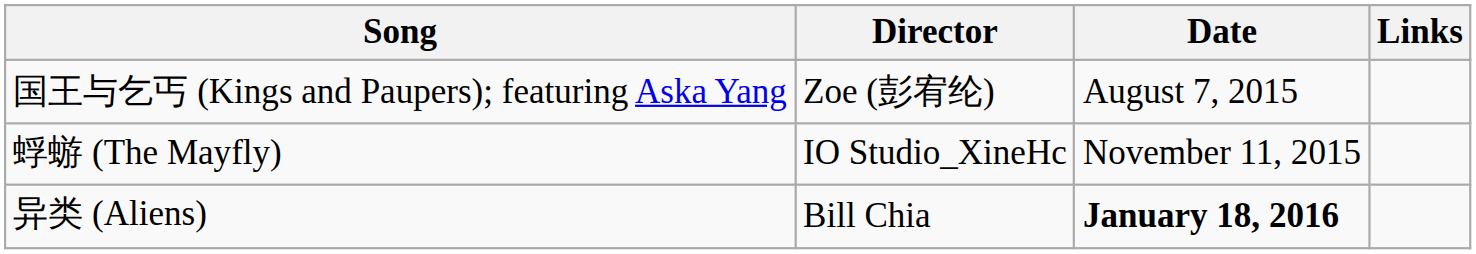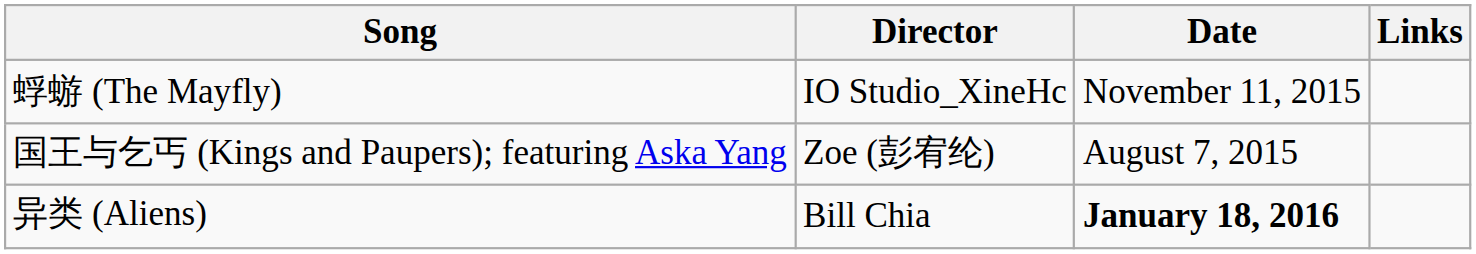rows swapped: (400, 90) <-> (147, 152)
